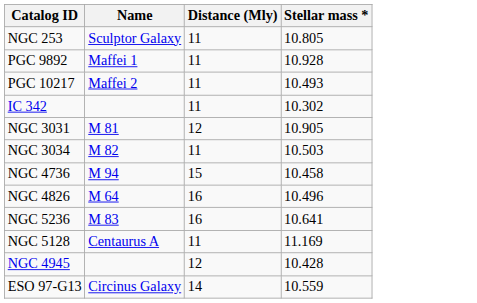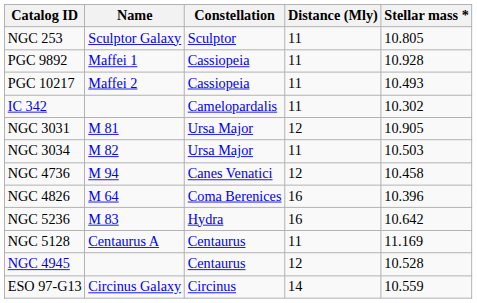+ column: (235, 15)
(195, 173) 15 -> (295, 173) 12
(304, 196) 10.496 -> (404, 196) 10.396
(304, 219) 10.641 -> (404, 219) 10.642
(304, 264) 10.428 -> (404, 264) 10.528
